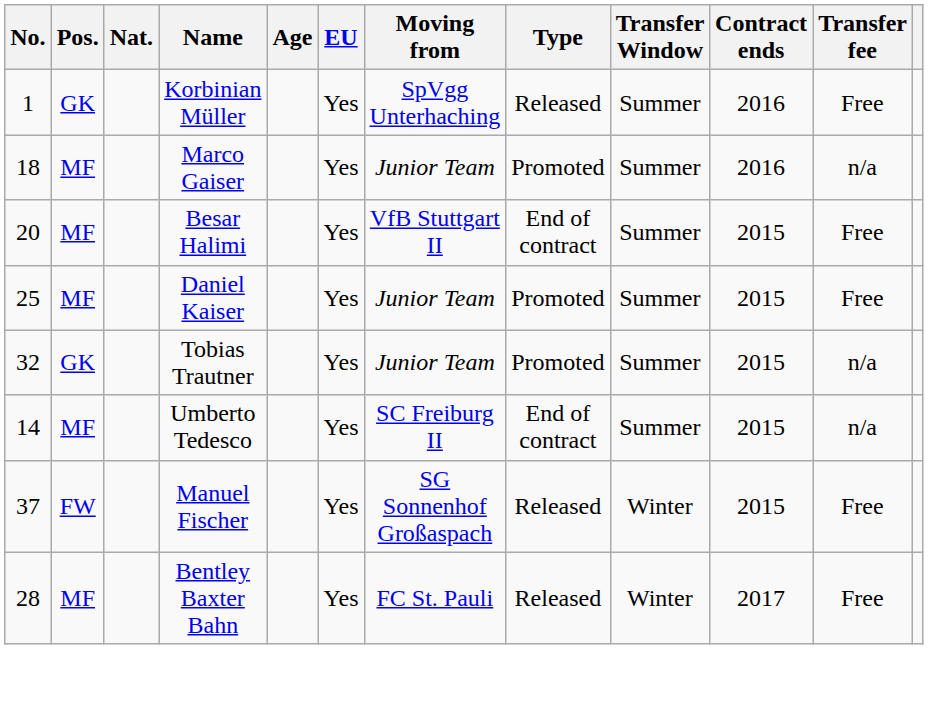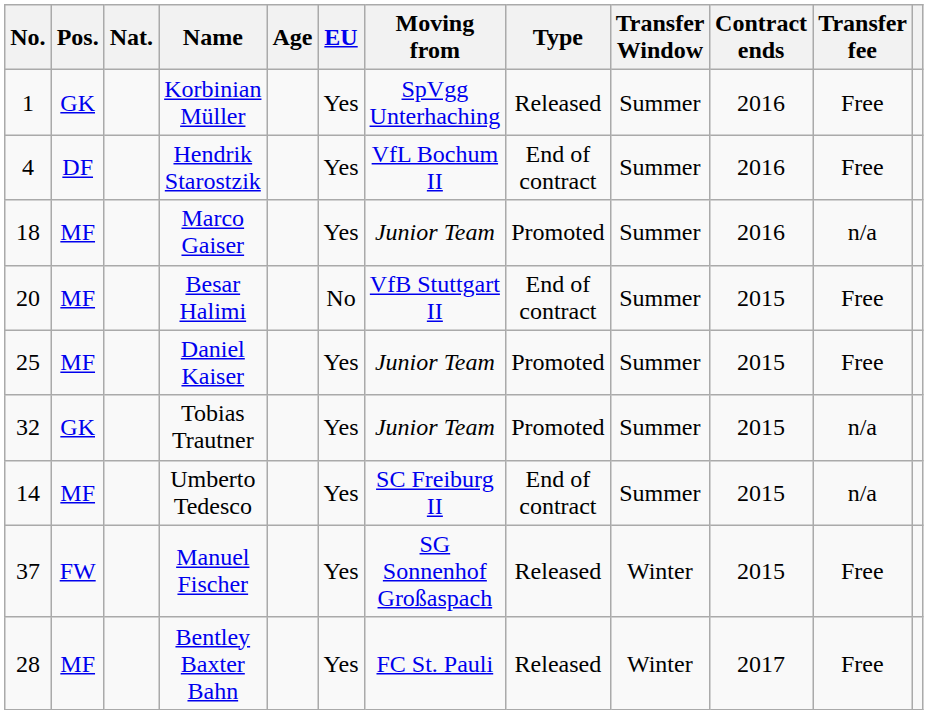+ row: (213, 167)
(341, 232) Yes -> (341, 297) No
